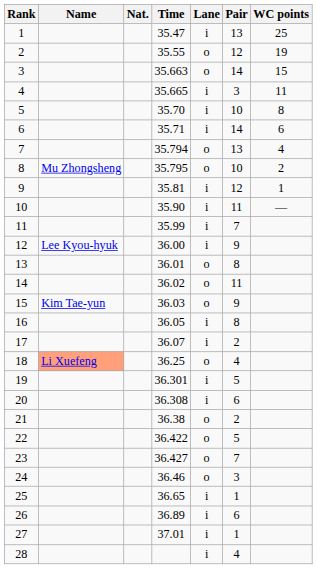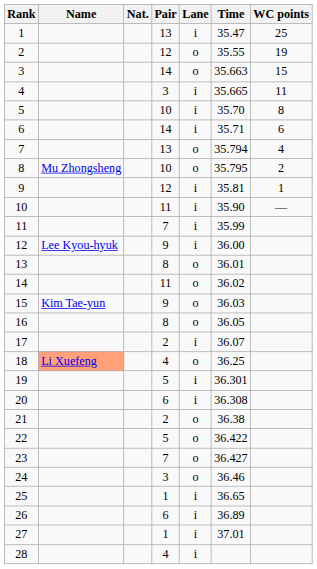columns swapped: (237, 14) <-> (171, 14)
(207, 322) i -> (195, 322) o
